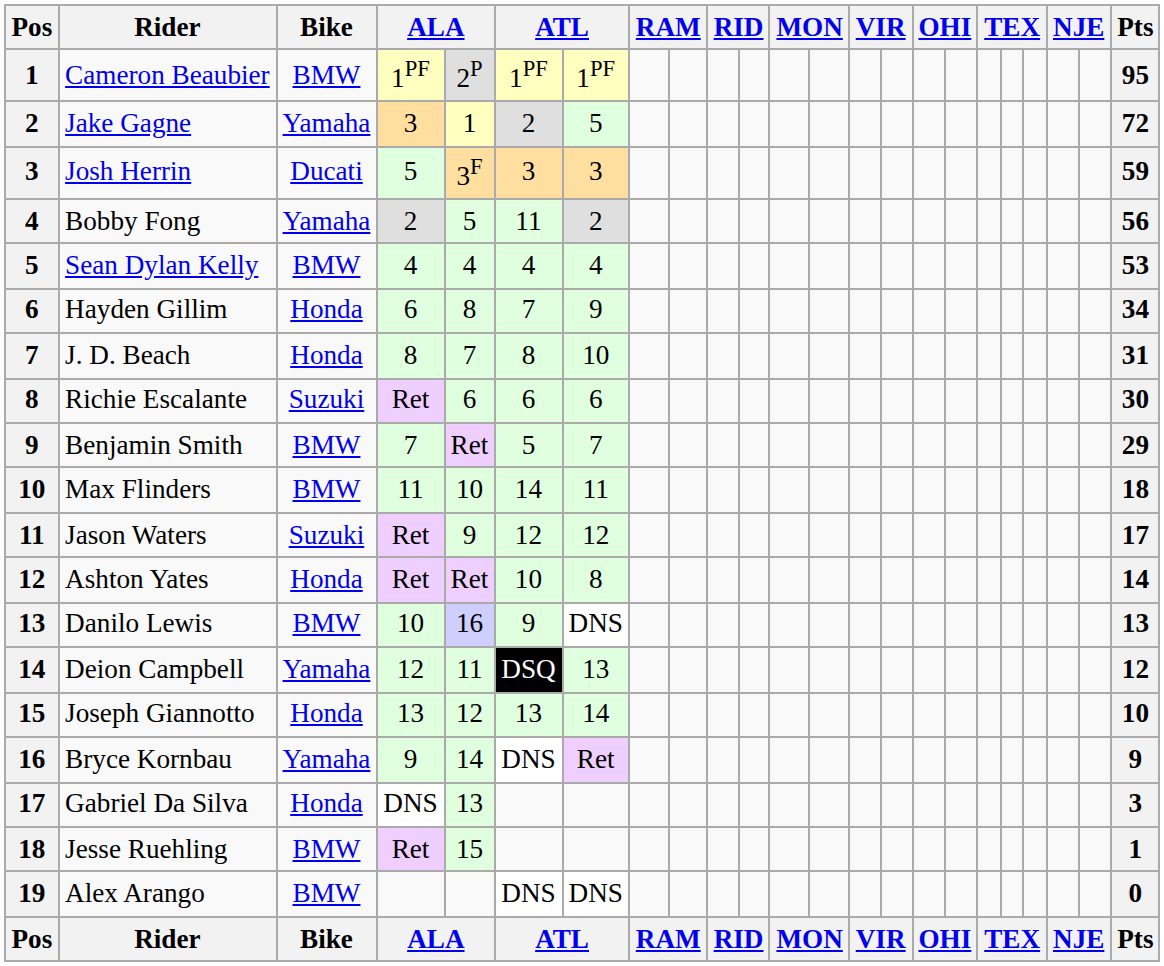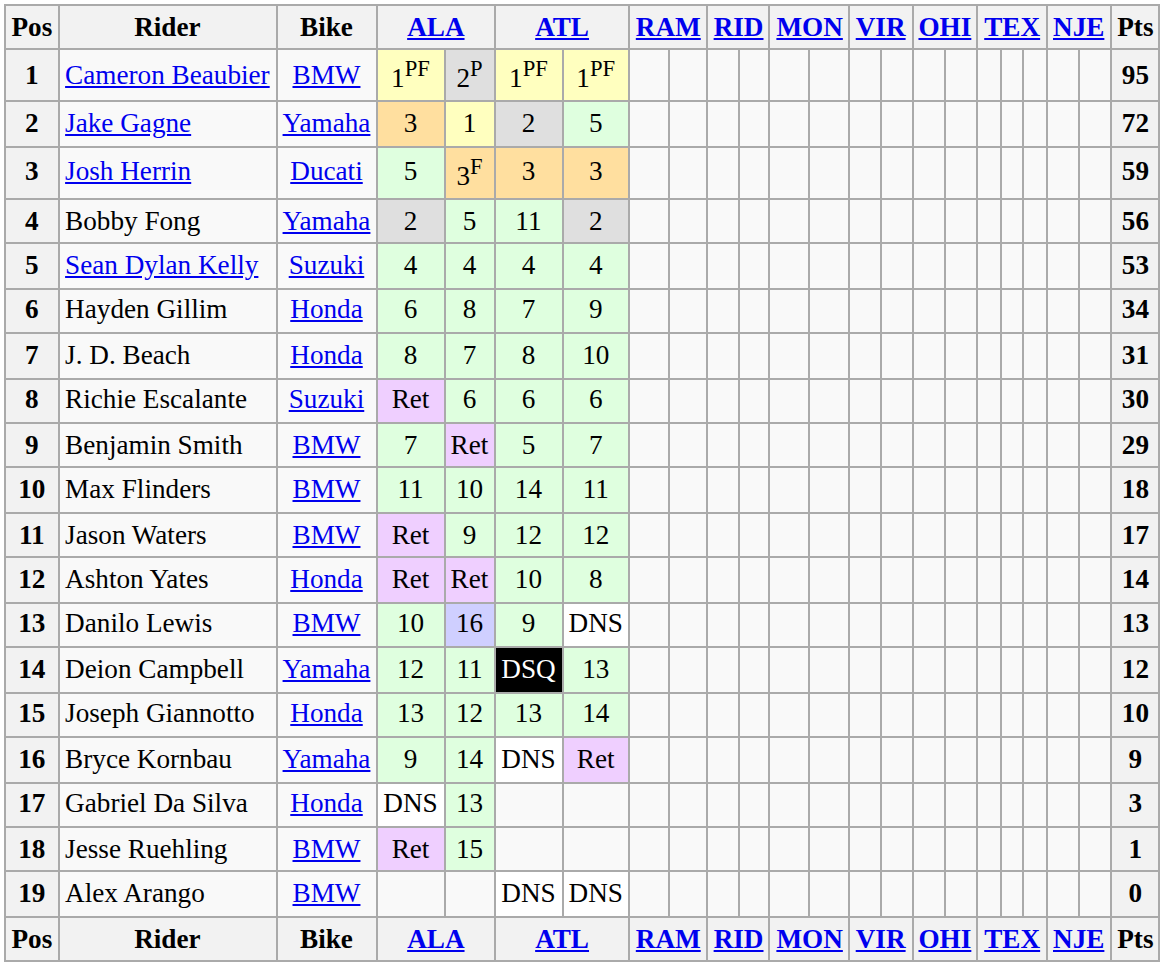(326, 265) BMW -> (326, 265) Suzuki
(326, 534) Suzuki -> (326, 534) BMW
